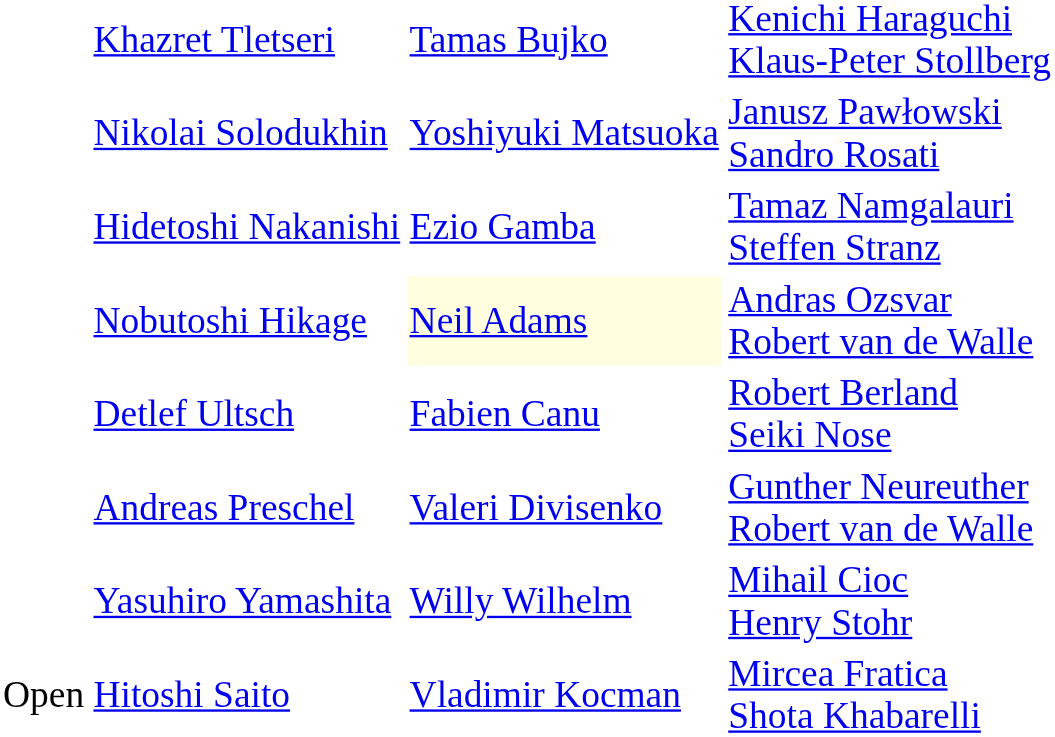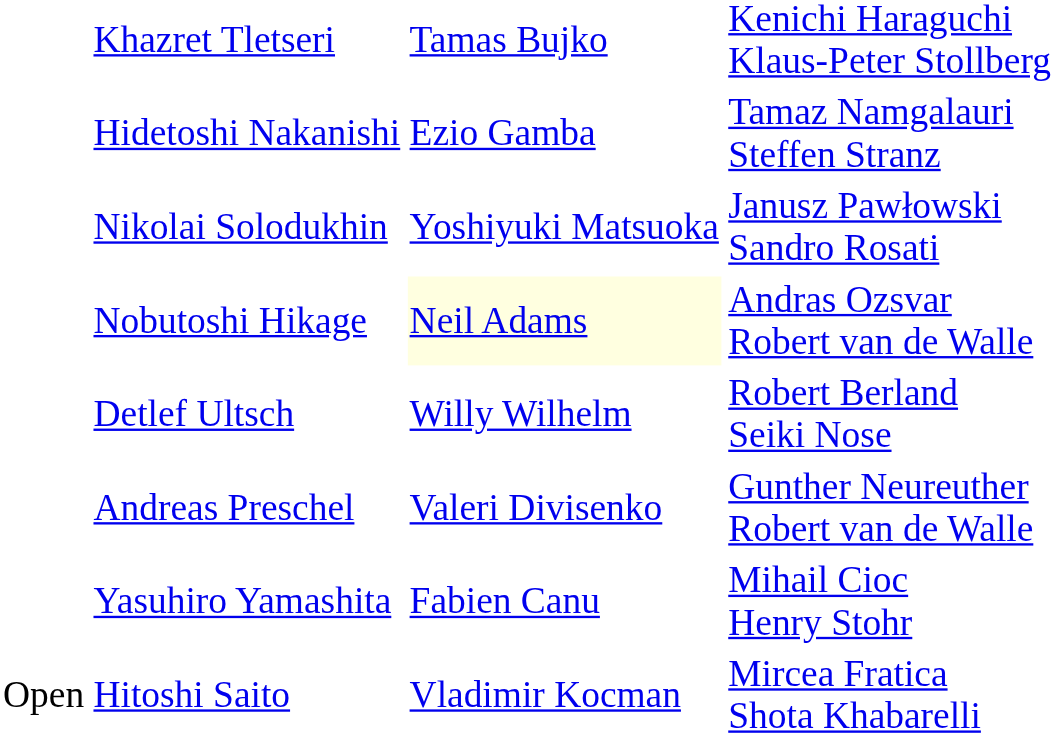rows swapped: (241, 133) <-> (247, 226)
(505, 413) Fabien Canu -> (521, 413) Willy Wilhelm
(521, 601) Willy Wilhelm -> (505, 601) Fabien Canu
